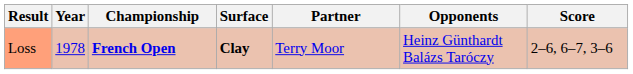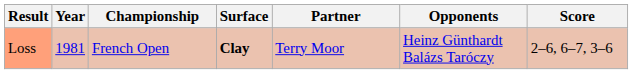(70, 48) 1978 -> (70, 48) 1981
(134, 48) bold -> (131, 48) normal
